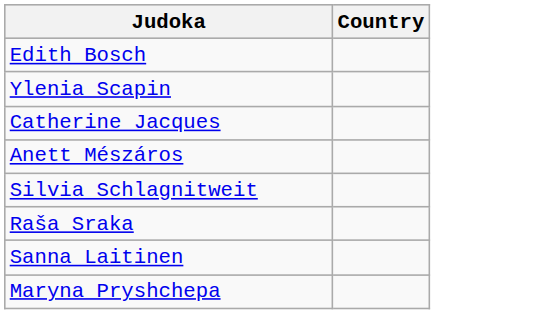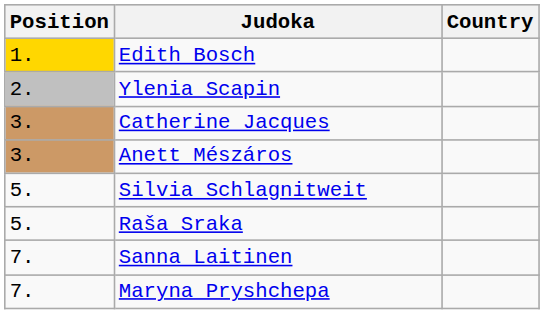+ column: (59, 22)
